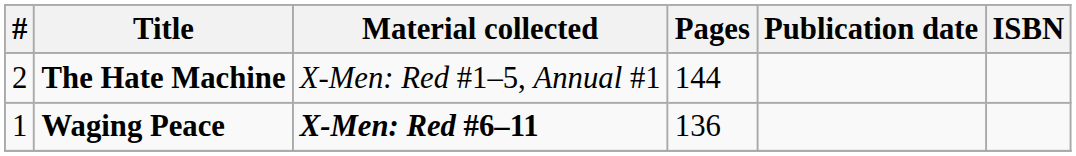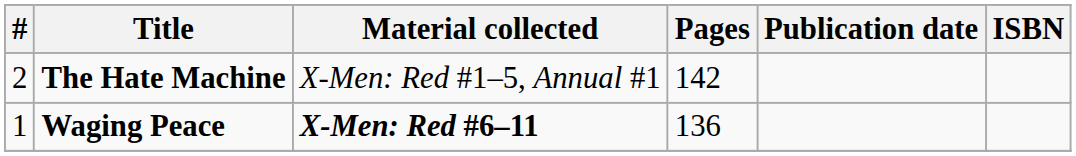(698, 77) 144 -> (698, 77) 142
